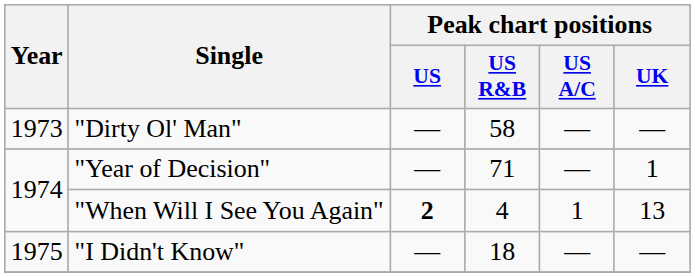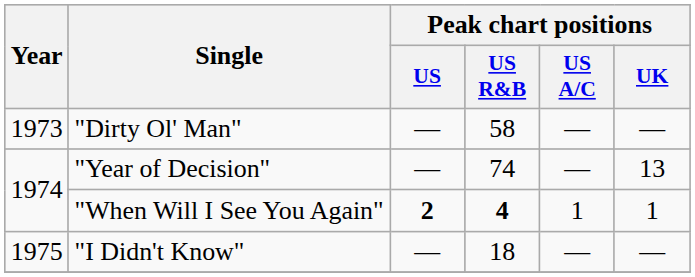(502, 169) 71 -> (502, 169) 74
(652, 169) 1 -> (652, 169) 13
(502, 210) normal -> (502, 210) bold
(652, 210) 13 -> (652, 210) 1
